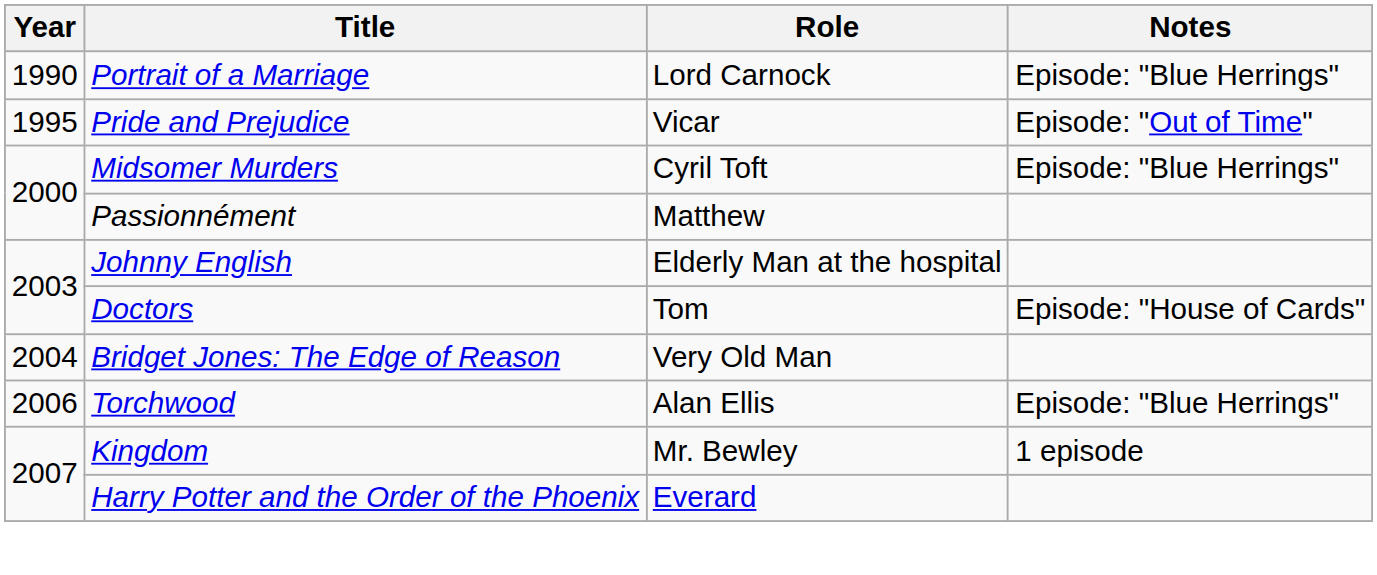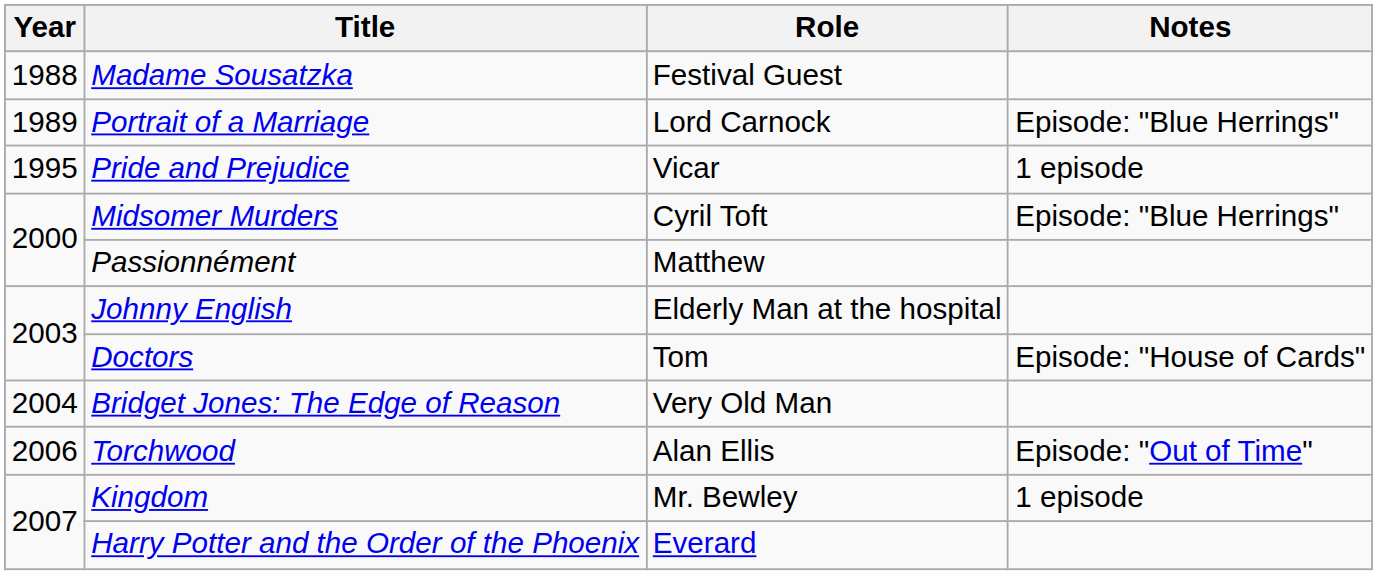+ row: (222, 74)
(45, 74) 1990 -> (45, 121) 1989
(1164, 121) Episode: "Out of Time" -> (1079, 168) 1 episode
(1177, 403) Episode: "Blue Herrings" -> (1164, 450) Episode: "Out of Time"
